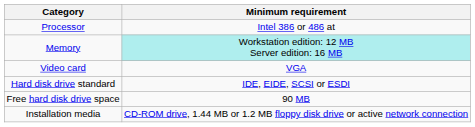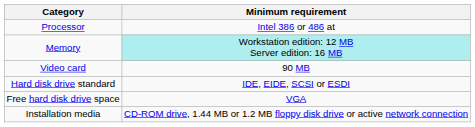(296, 68) VGA -> (296, 68) 90 MB
(296, 99) 90 MB -> (296, 99) VGA
